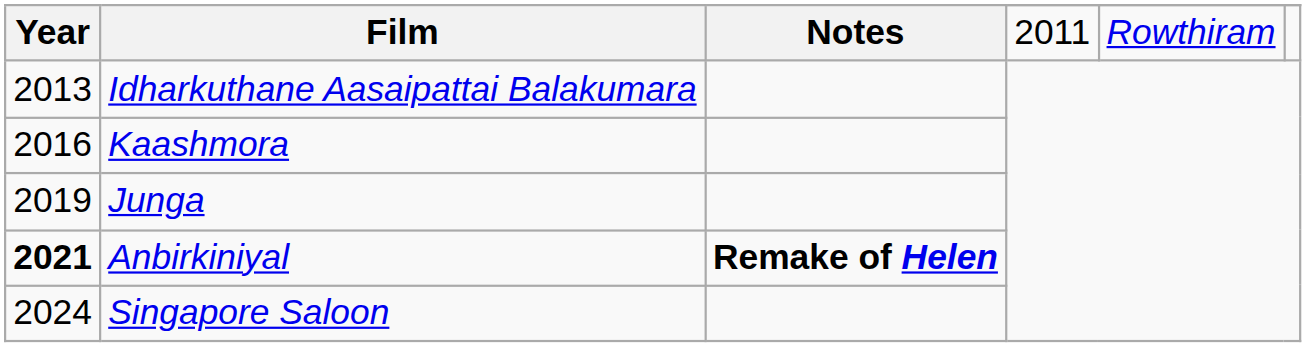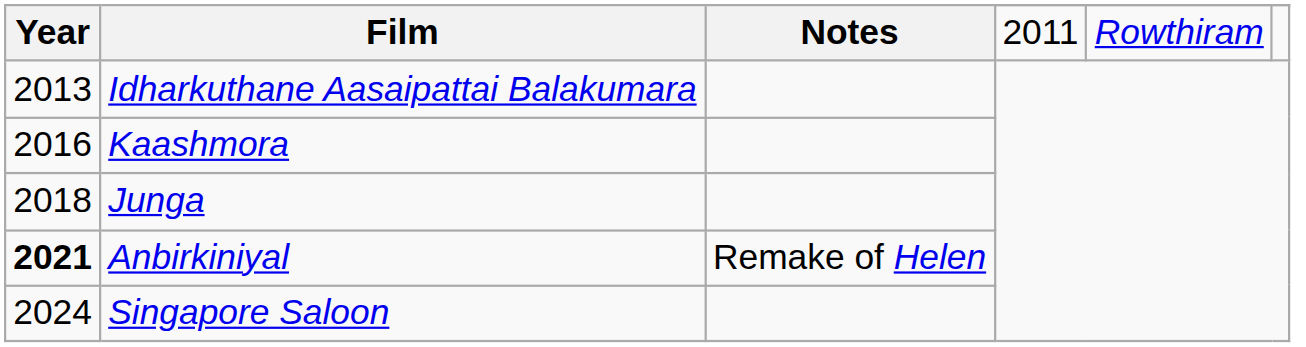(53, 200) 2019 -> (53, 200) 2018
(855, 256) bold -> (850, 256) normal
